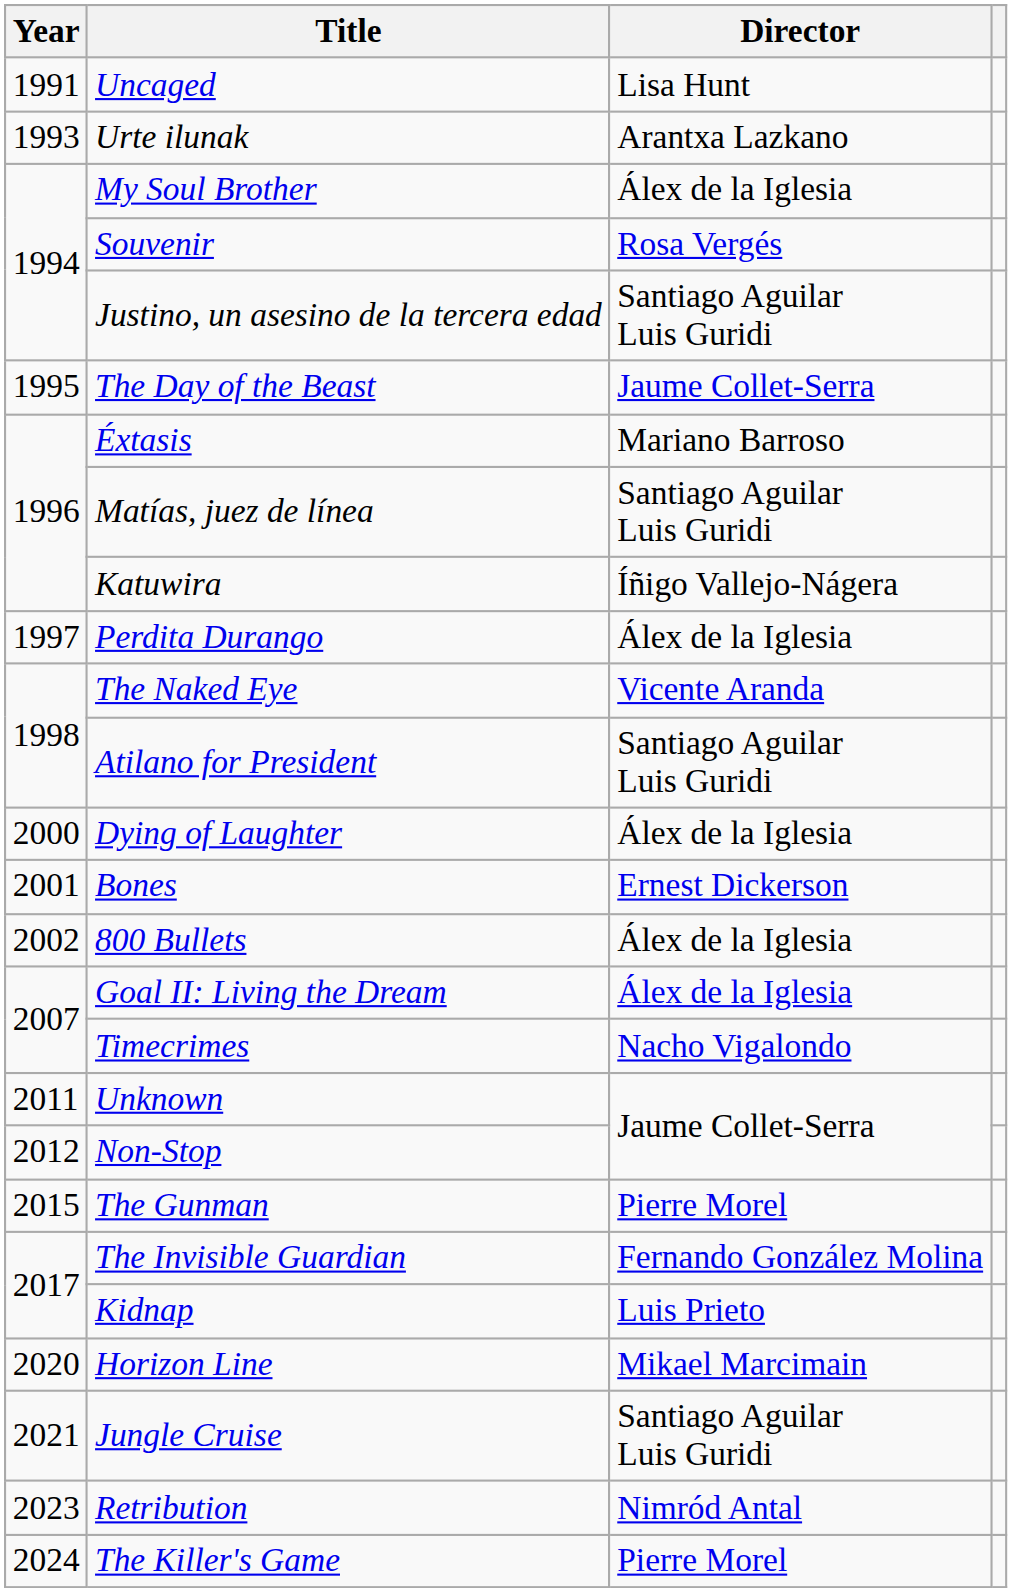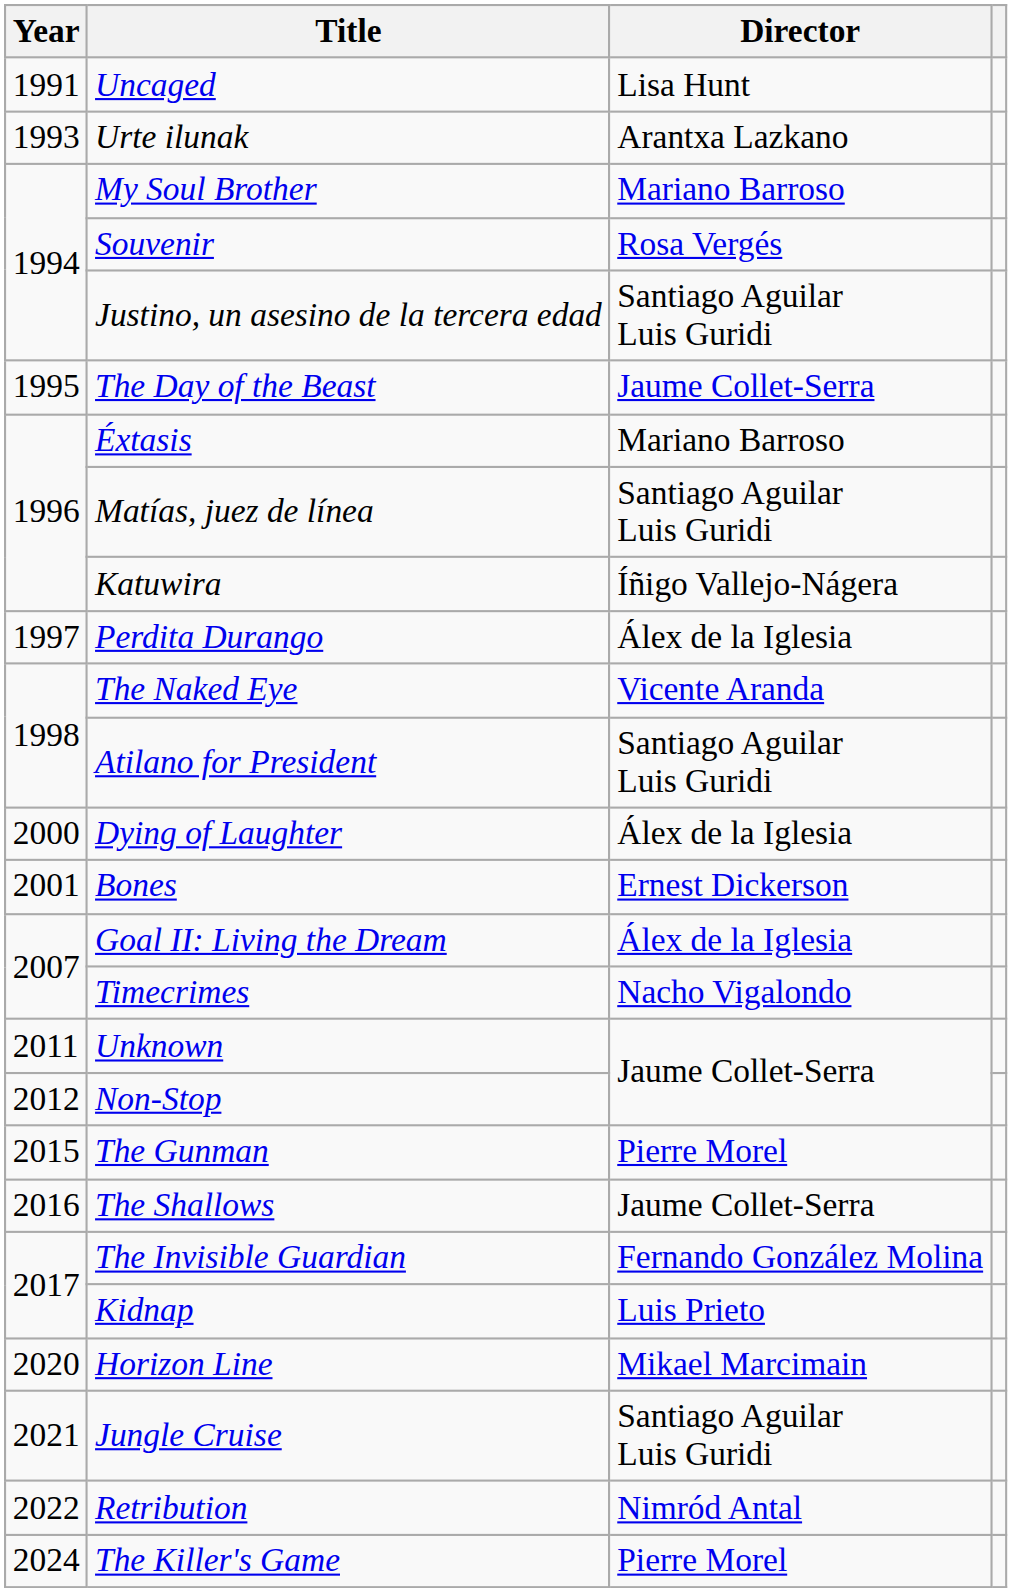(735, 190) Álex de la Iglesia -> (731, 190) Mariano Barroso
- row: (171, 939)
+ row: (185, 1204)
(46, 1507) 2023 -> (46, 1507) 2022
